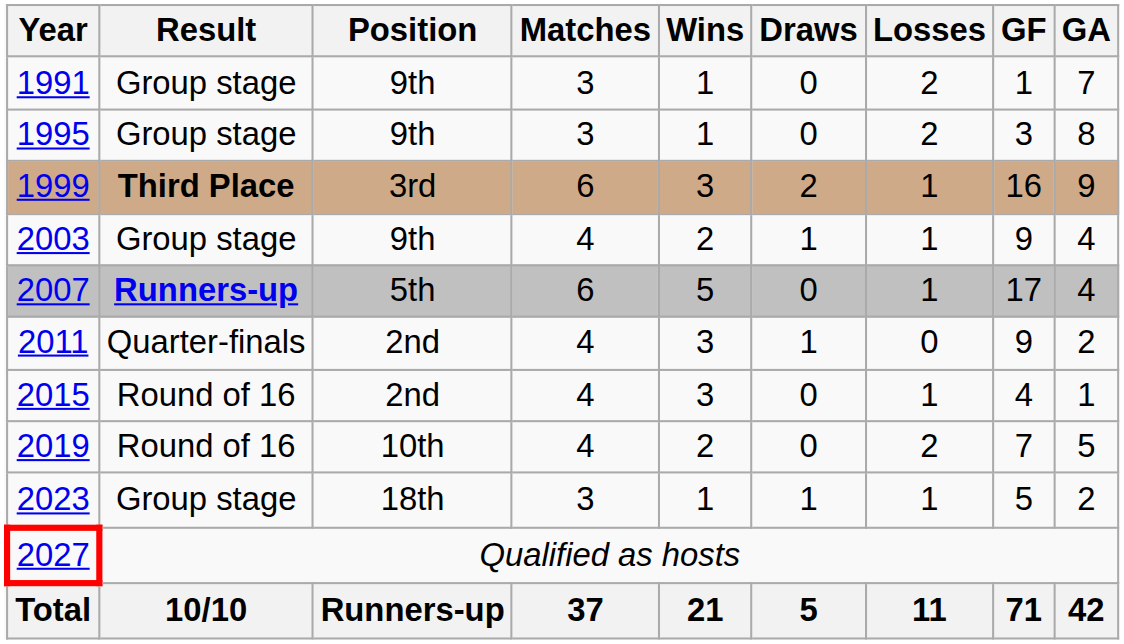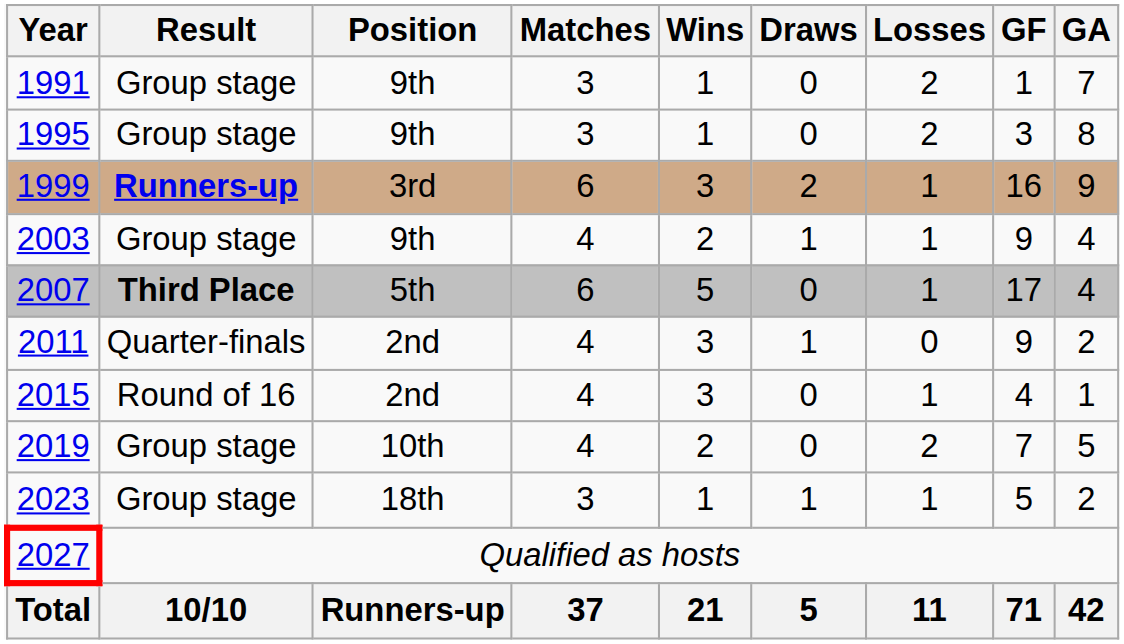(206, 186) Third Place -> (206, 186) Runners-up
(206, 290) Runners-up -> (206, 290) Third Place
(206, 446) Round of 16 -> (206, 446) Group stage
